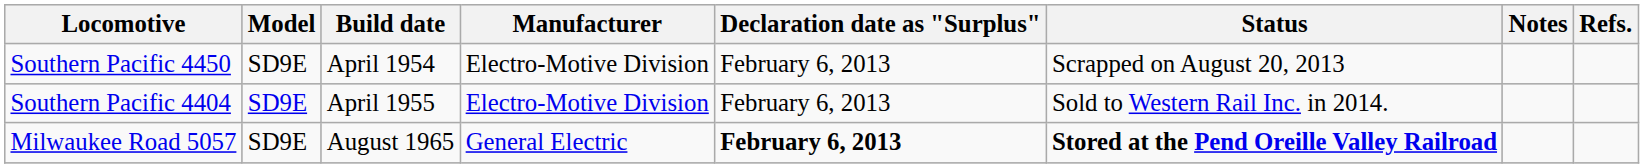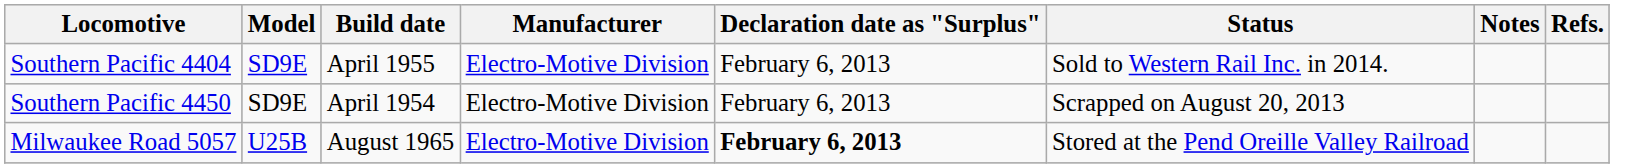rows swapped: (121, 102) <-> (121, 63)
(277, 142) SD9E -> (277, 142) U25B
(547, 142) General Electric -> (587, 142) Electro-Motive Division
(1275, 142) bold -> (1260, 142) normal
